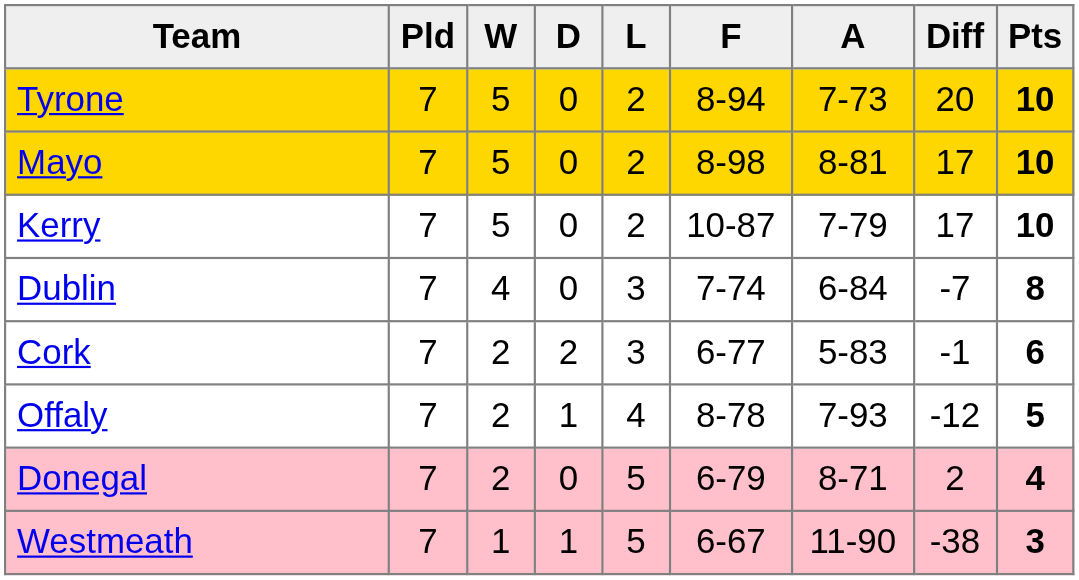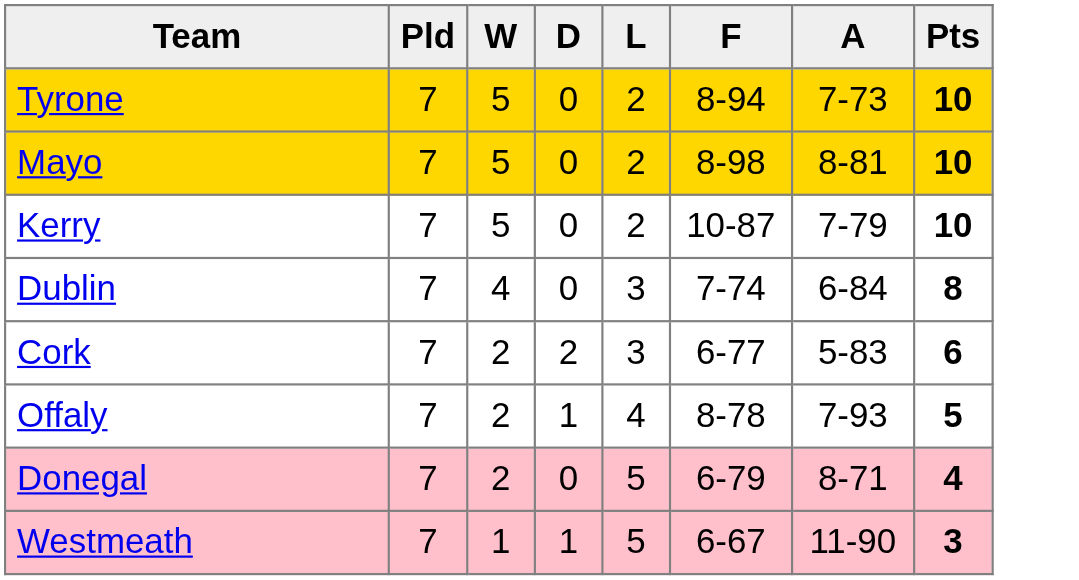- column: (955, 36)
